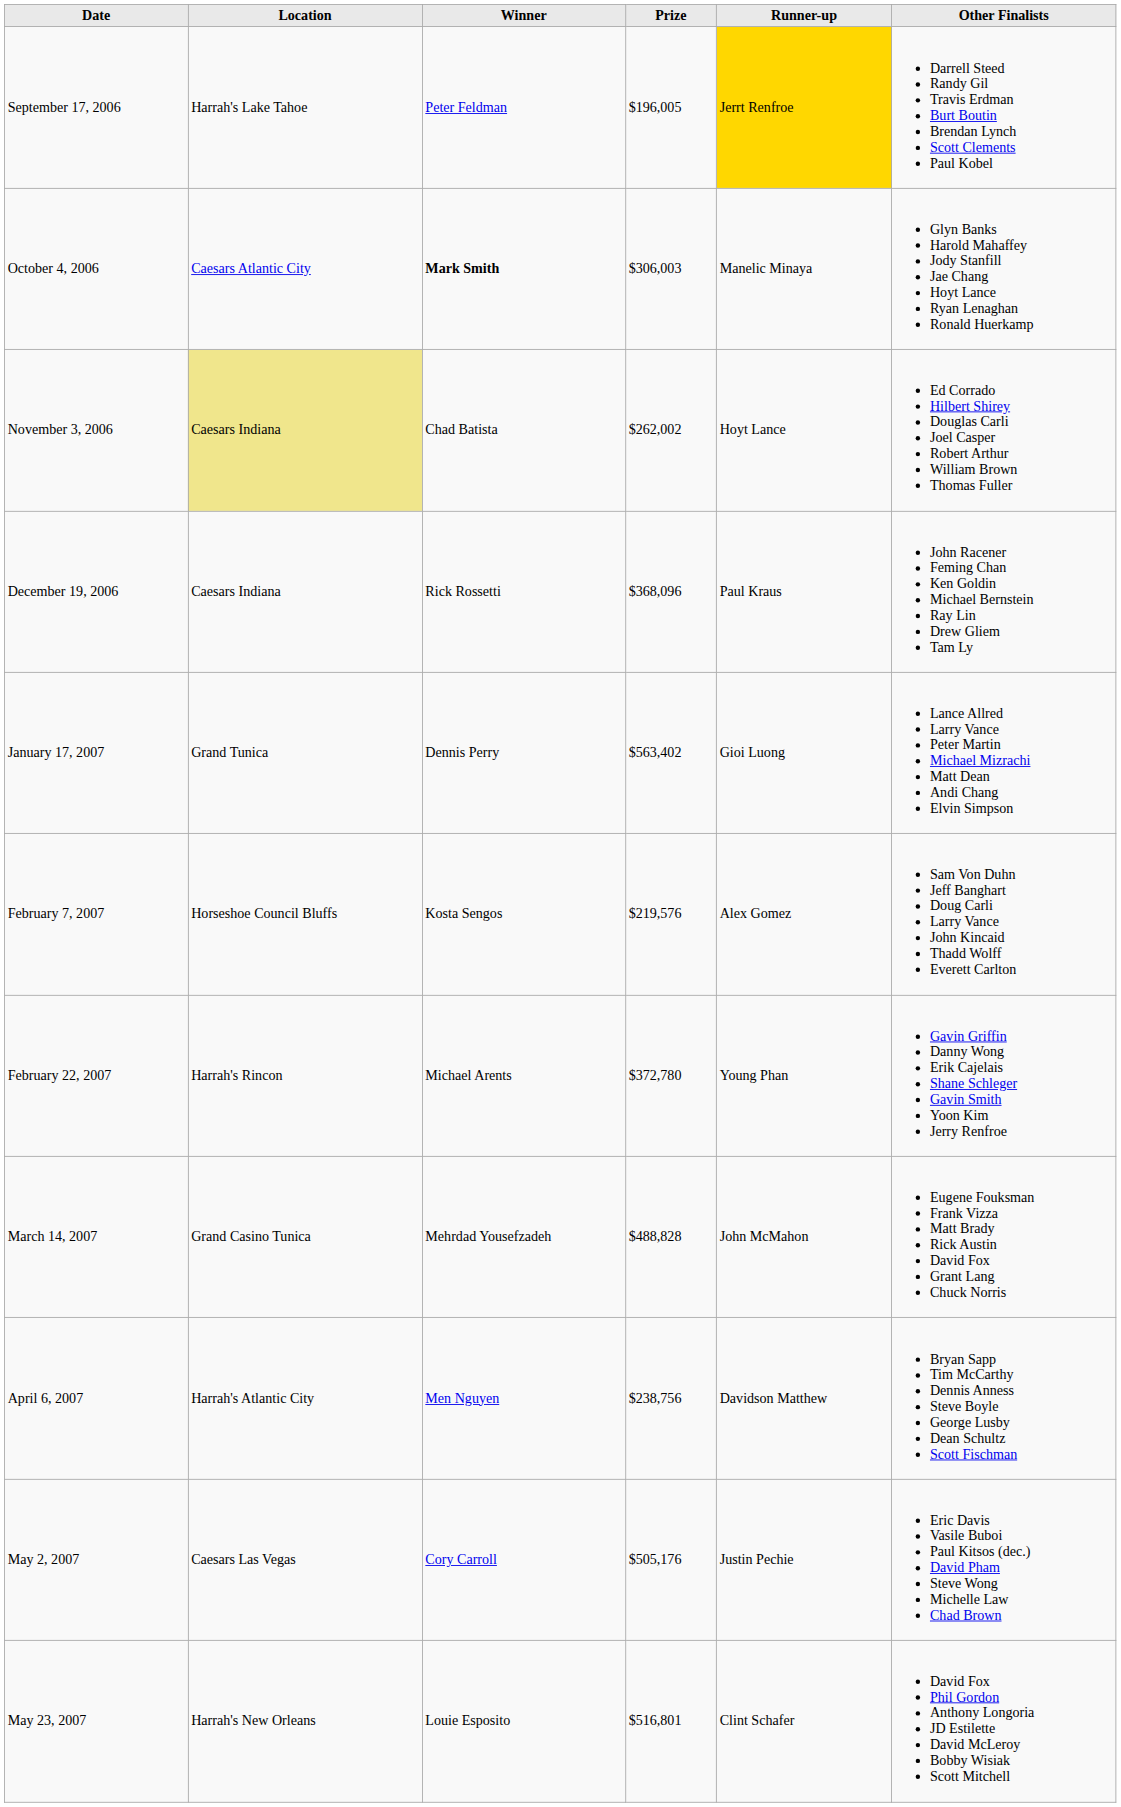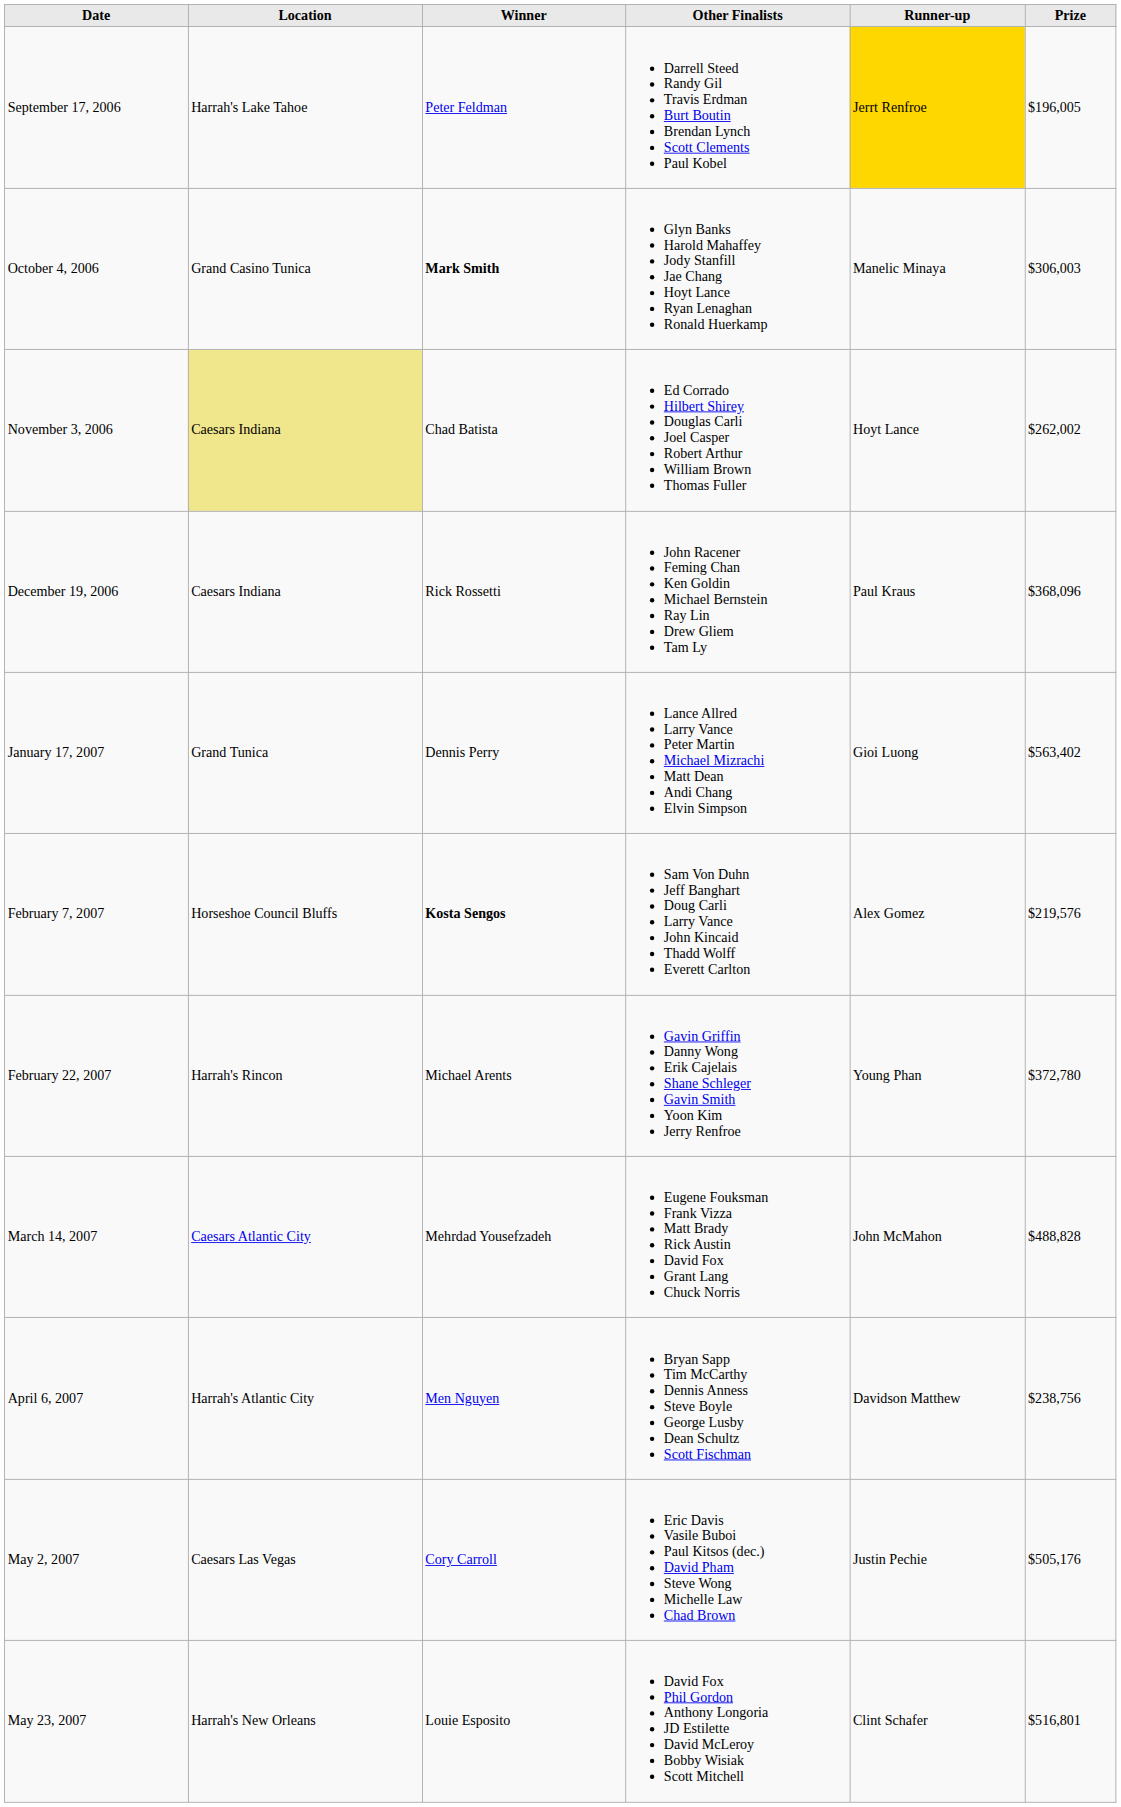columns swapped: (671, 15) <-> (1004, 15)
(251, 268) Caesars Atlantic City -> (251, 268) Grand Casino Tunica
(464, 914) normal -> (465, 914) bold
(251, 1237) Grand Casino Tunica -> (251, 1237) Caesars Atlantic City
